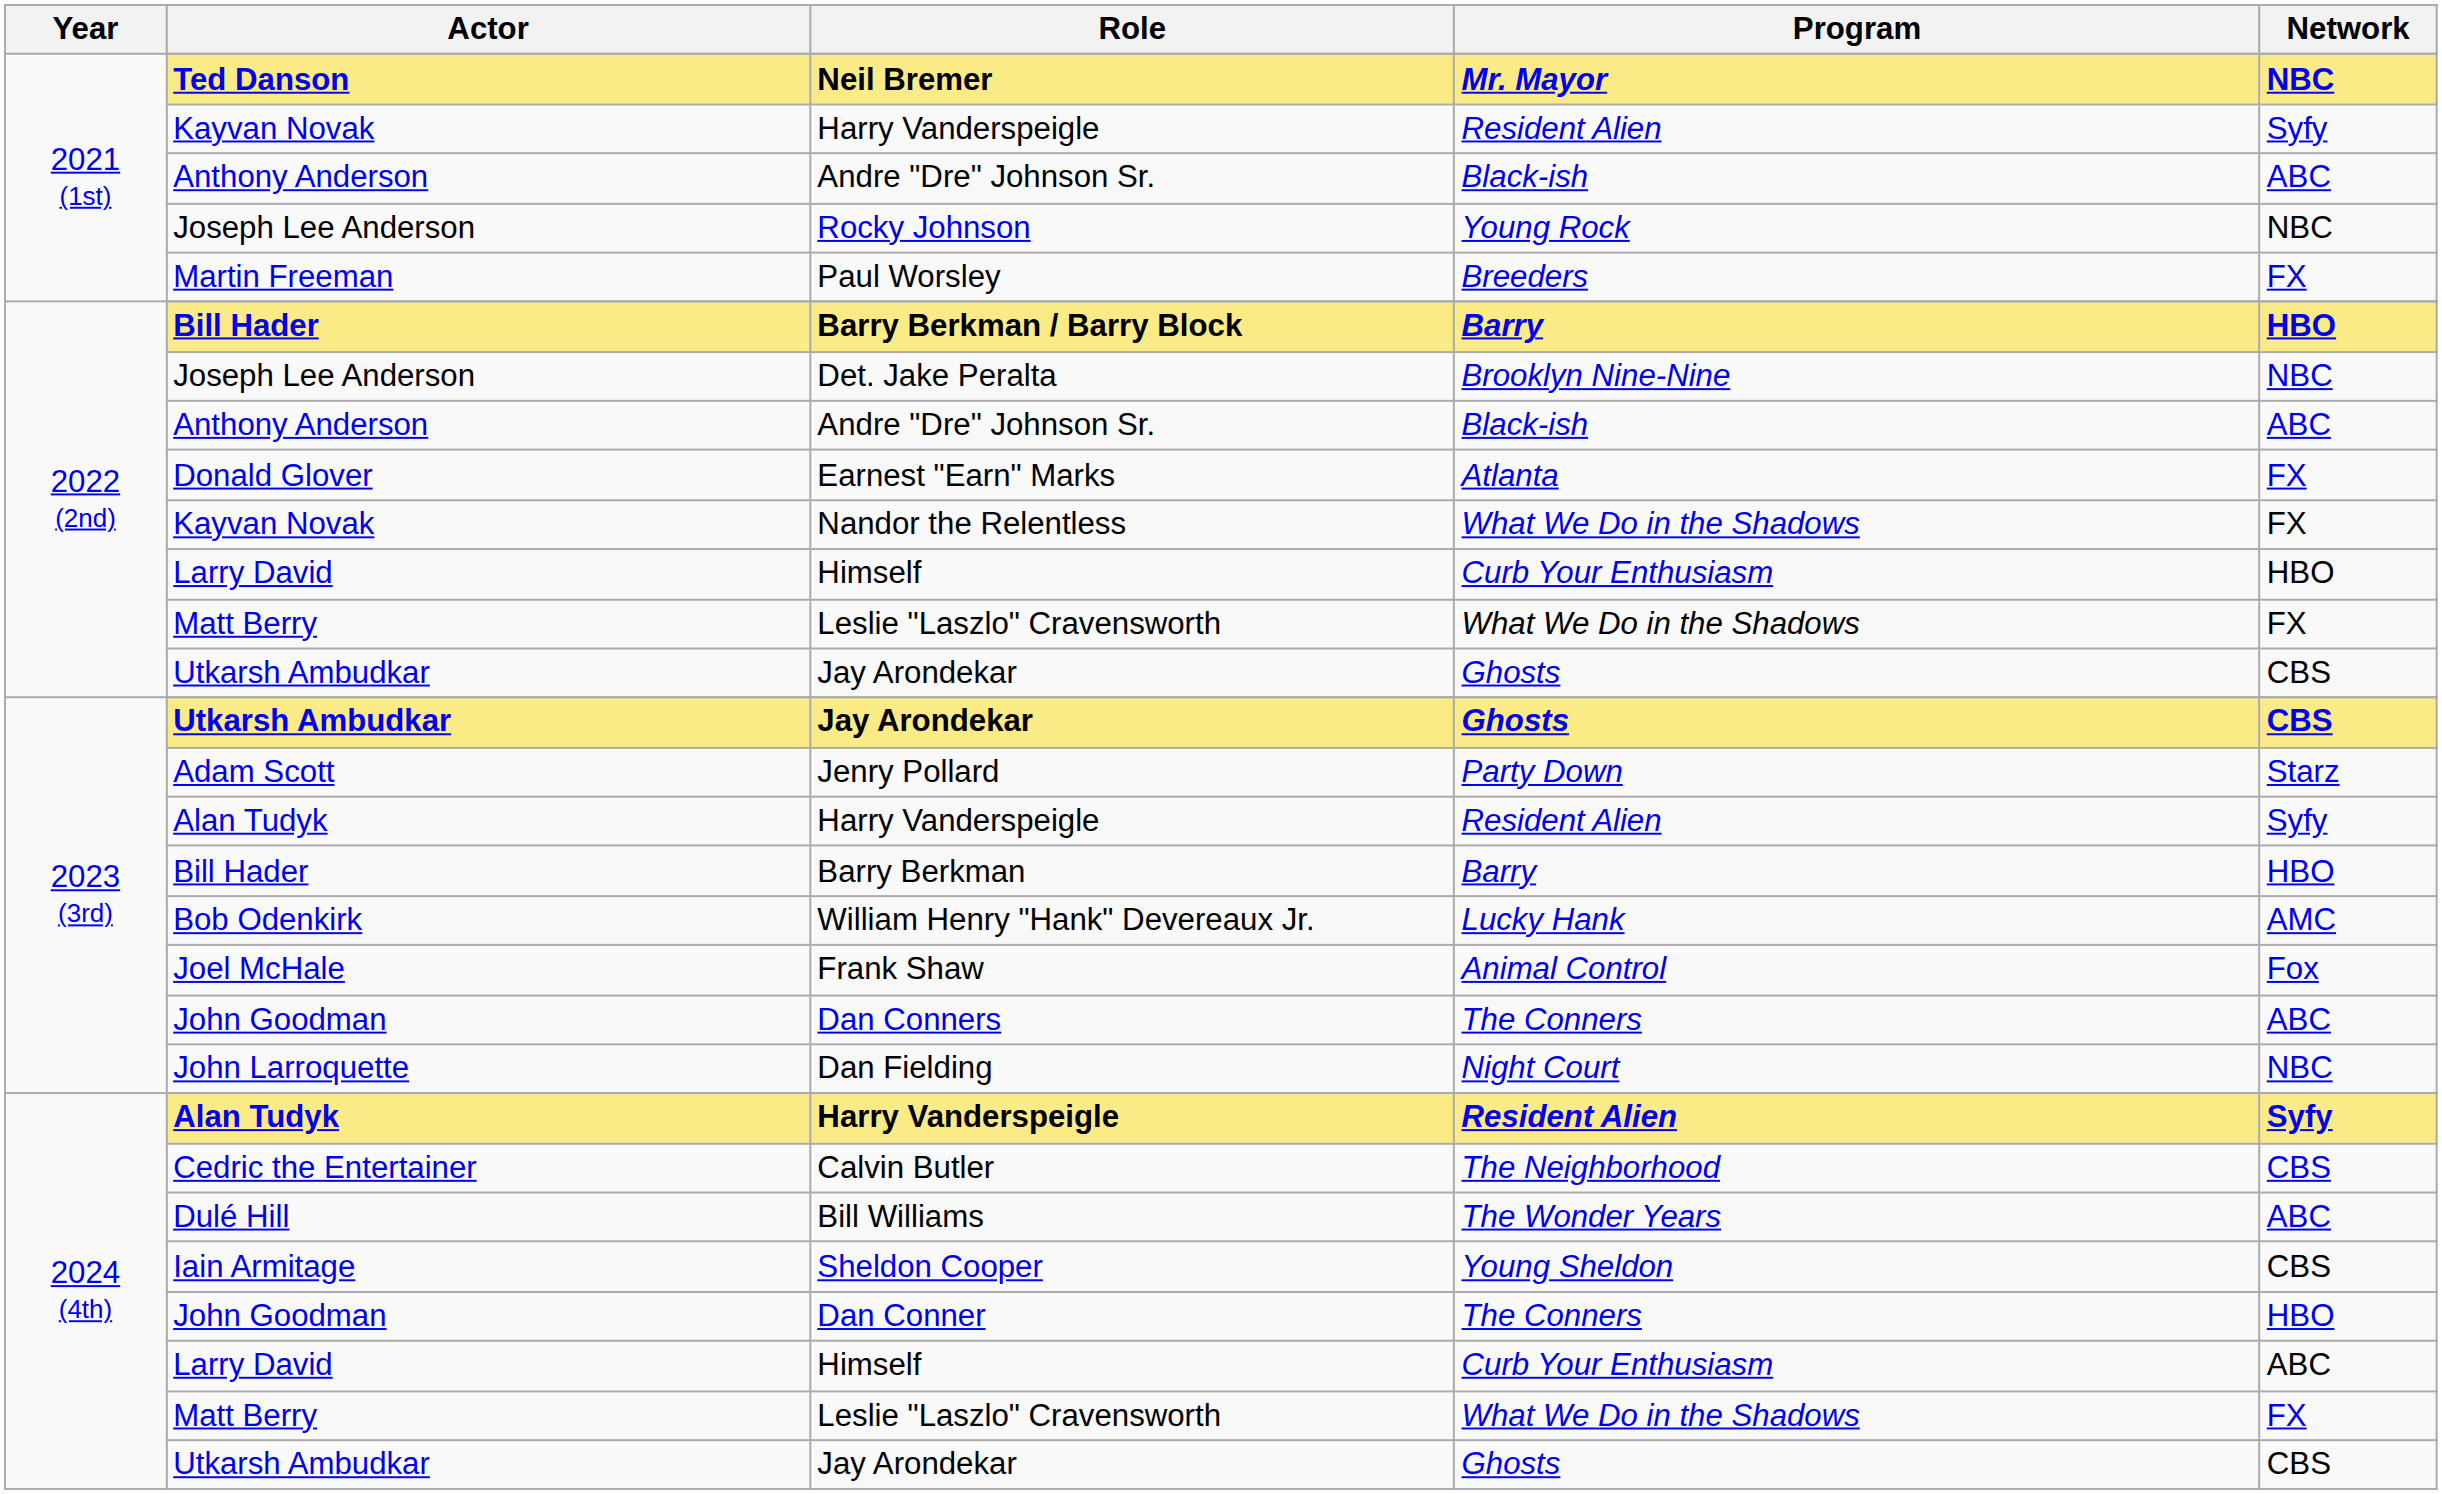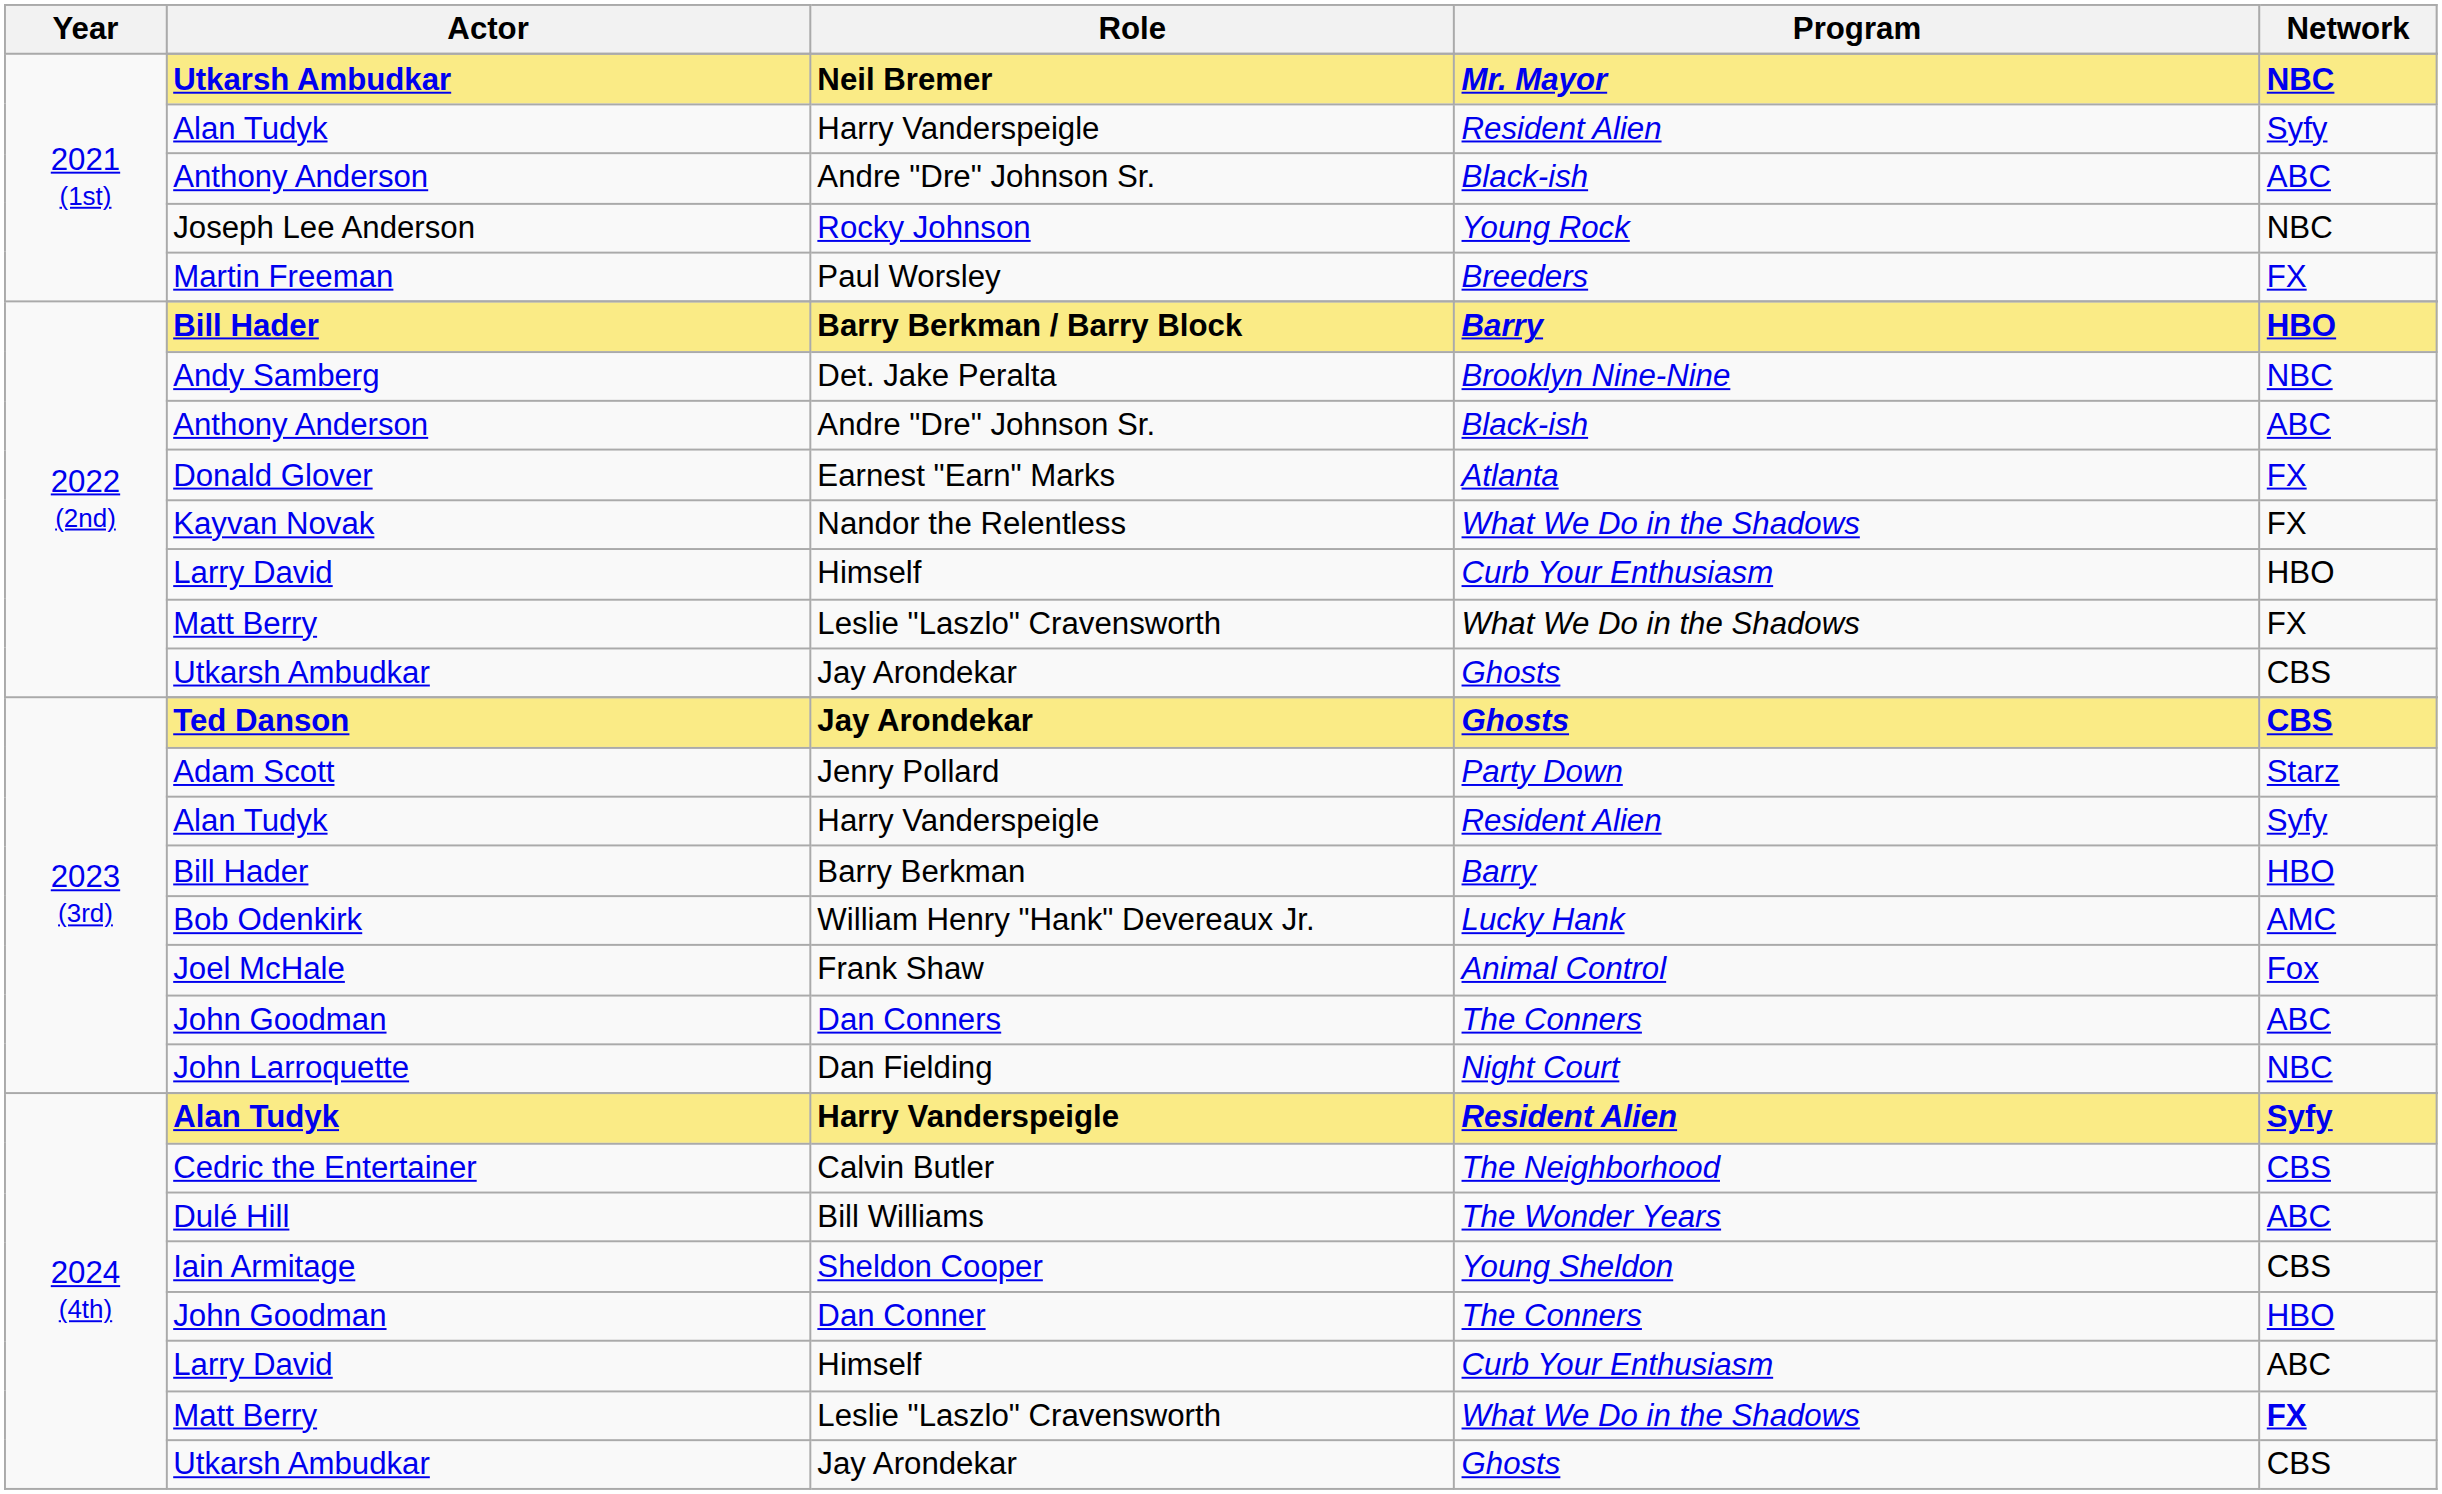(261, 78) Ted Danson -> (312, 78) Utkarsh Ambudkar
(274, 128) Kayvan Novak -> (250, 128) Alan Tudyk
(324, 375) Joseph Lee Anderson -> (276, 375) Andy Samberg
(312, 721) Utkarsh Ambudkar -> (261, 721) Ted Danson
(2287, 1414) normal -> (2287, 1414) bold
